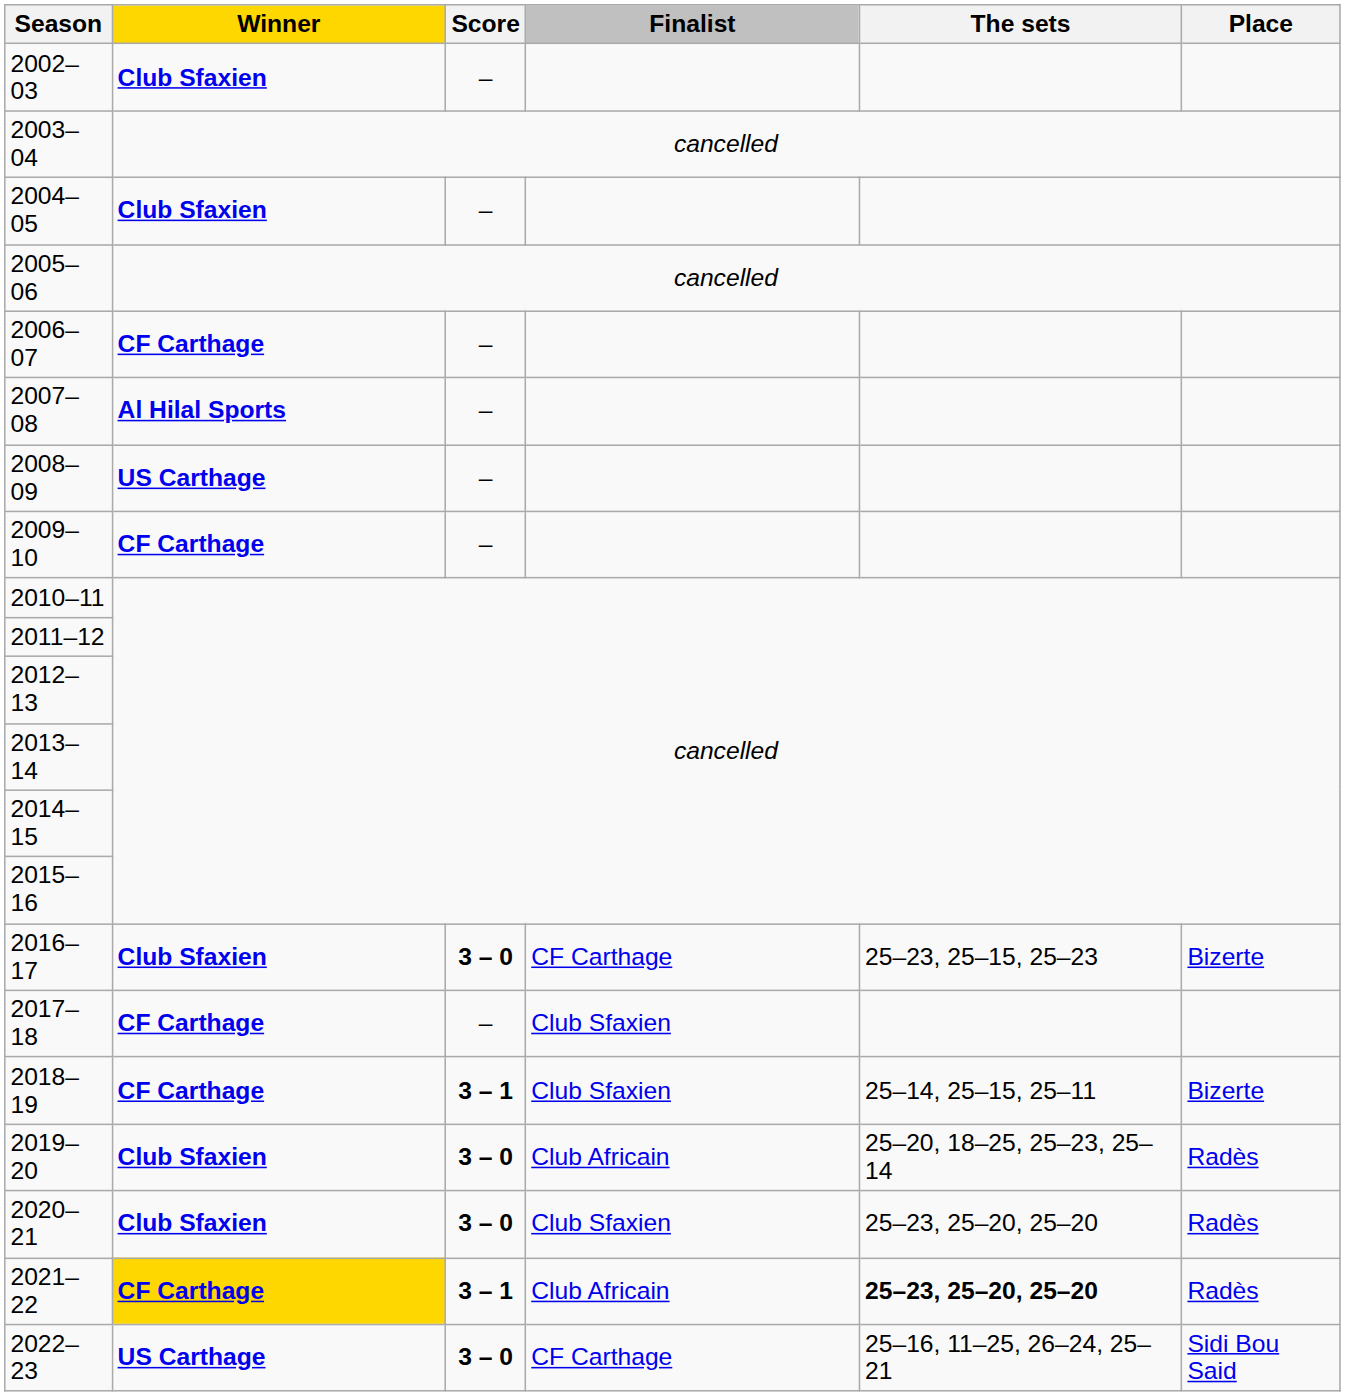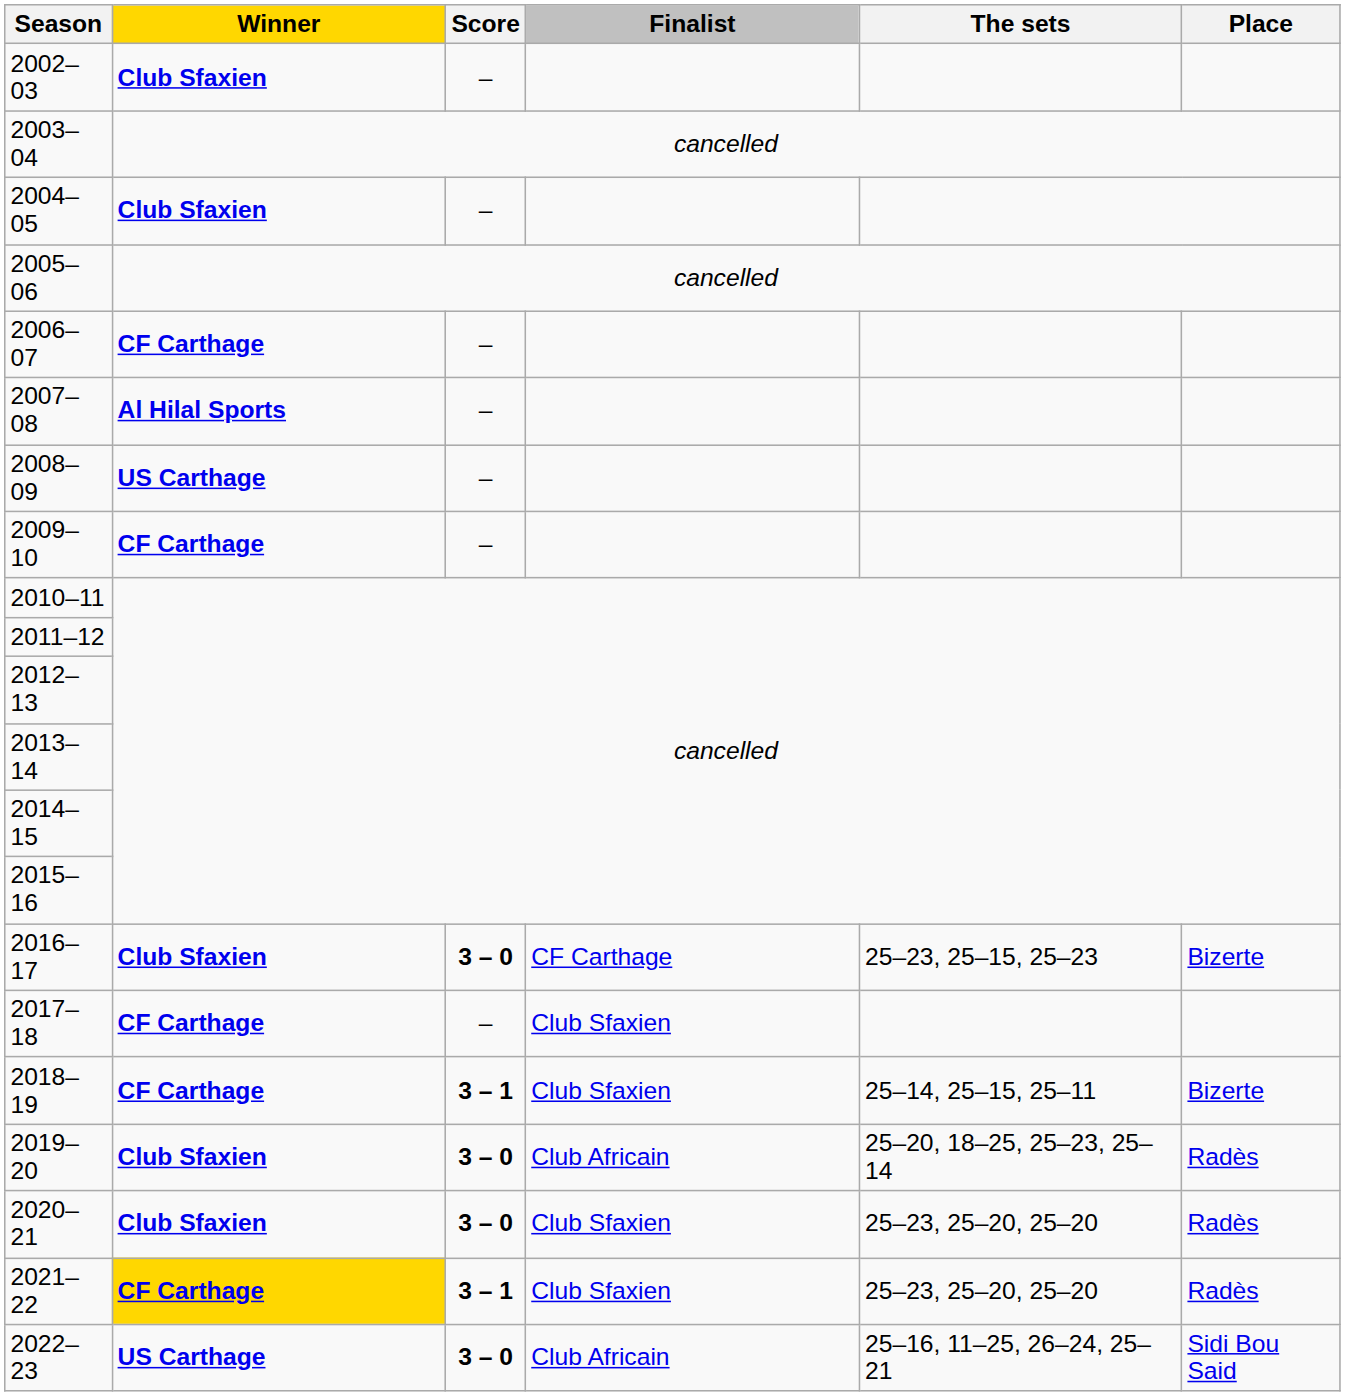(600, 1290) Club Africain -> (601, 1290) Club Sfaxien
(982, 1290) bold -> (982, 1290) normal
(602, 1357) CF Carthage -> (600, 1357) Club Africain
